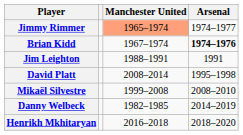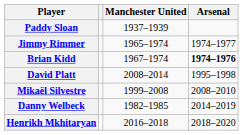+ row: (51, 28)
(146, 28) lightsalmon background -> (146, 43) no background
- row: (51, 59)
